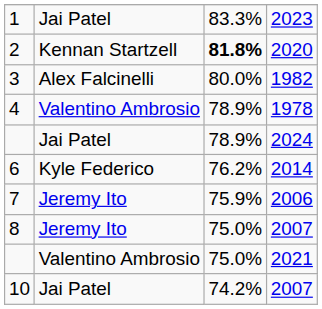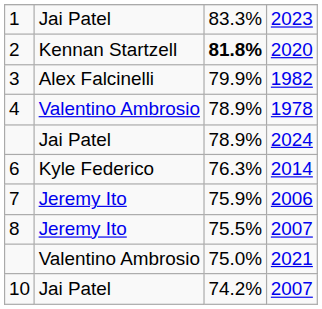(235, 79) 80.0% -> (235, 79) 79.9%
(235, 169) 76.2% -> (235, 169) 76.3%
(235, 229) 75.0% -> (235, 229) 75.5%
